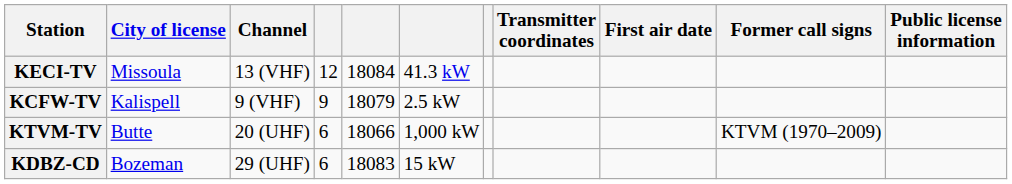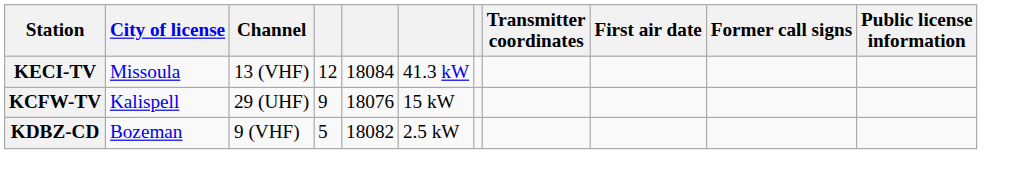(268, 102) 9 (VHF) -> (272, 102) 29 (UHF)
(371, 102) 18079 -> (370, 102) 18076
(432, 102) 2.5 kW -> (429, 102) 15 kW
- row: (55, 132)
(272, 163) 29 (UHF) -> (267, 132) 9 (VHF)
(324, 163) 6 -> (323, 132) 5
(371, 163) 18083 -> (370, 132) 18082
(430, 163) 15 kW -> (431, 132) 2.5 kW
